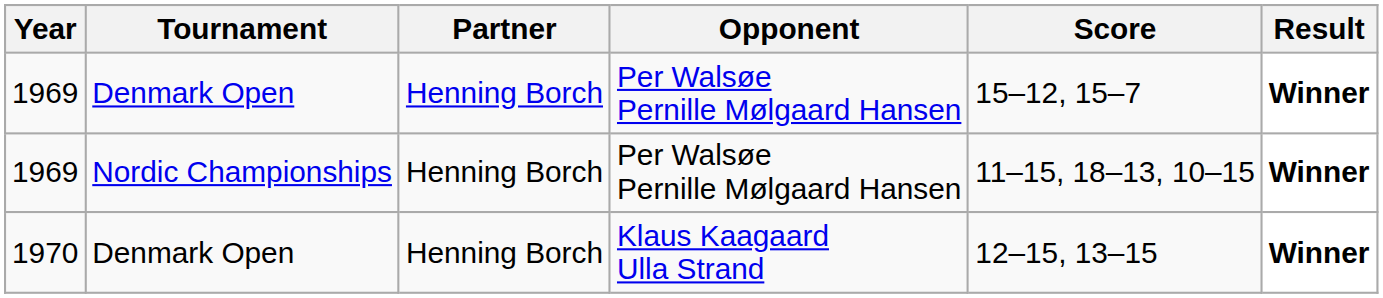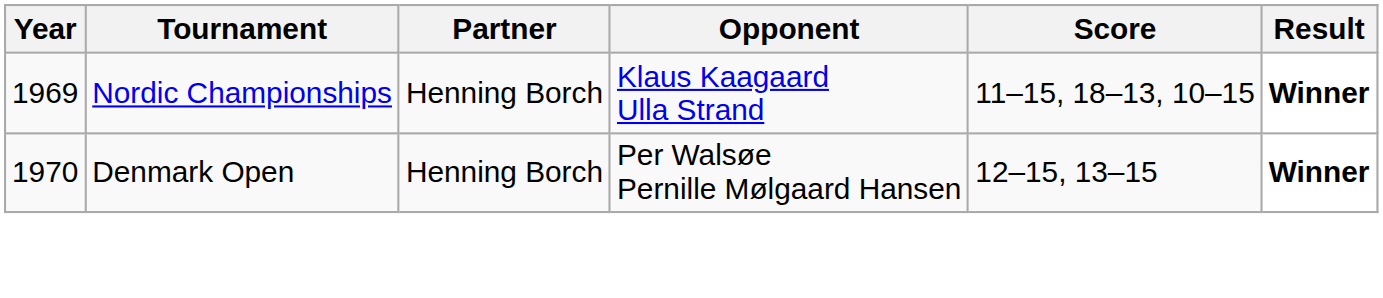- row: (45, 93)
(789, 173) Per Walsøe Pernille Mølgaard Hansen -> (723, 93) Klaus Kaagaard Ulla Strand
(723, 253) Klaus Kaagaard Ulla Strand -> (789, 173) Per Walsøe Pernille Mølgaard Hansen
